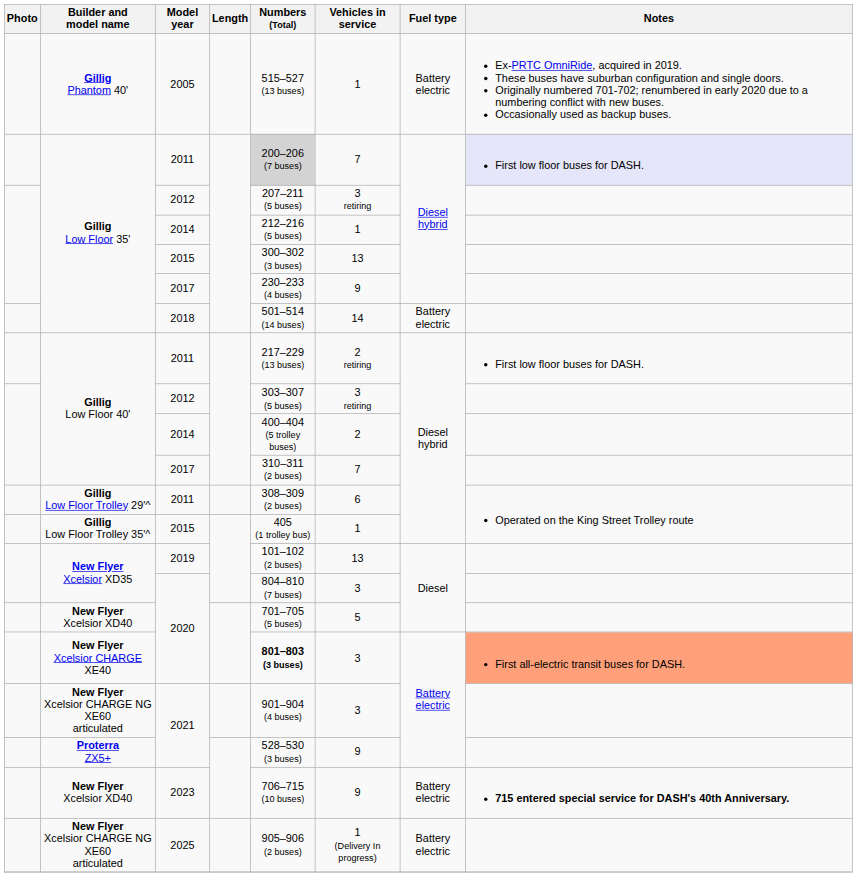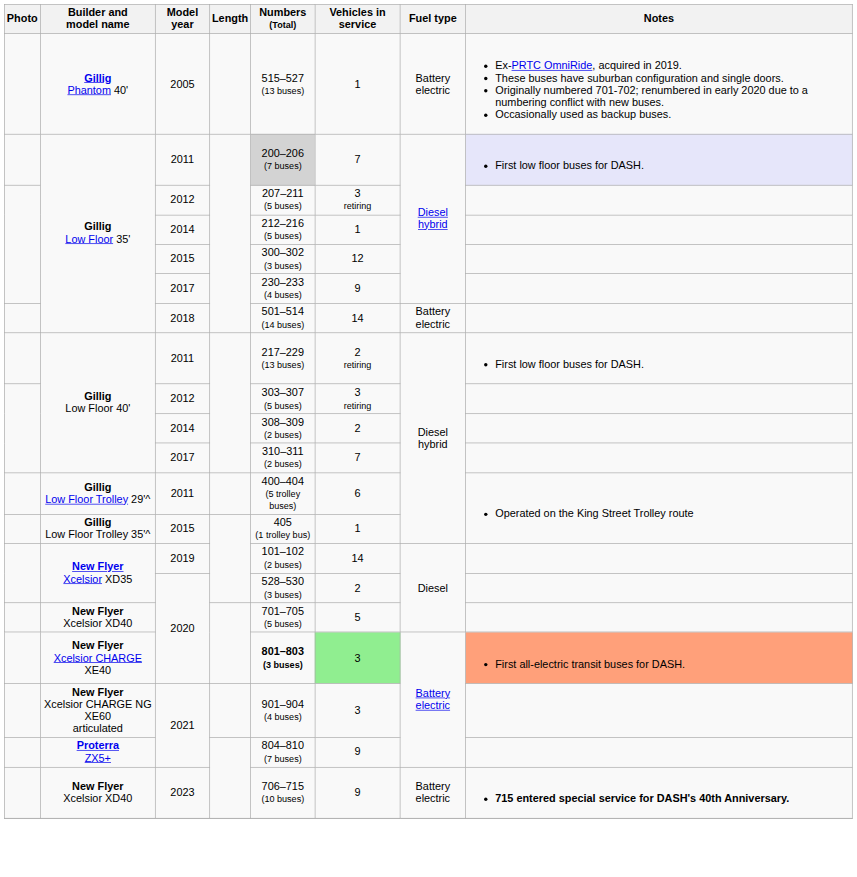(358, 259) 13 -> (358, 259) 12
(283, 434) 400–404 (5 trolley buses) -> (283, 428) 308–309 (2 buses)
(283, 499) 308–309 (2 buses) -> (283, 493) 400–404 (5 trolley buses)
(358, 558) 13 -> (358, 558) 14
(283, 588) 804–810 (7 buses) -> (283, 588) 528–530 (3 buses)
(358, 588) 3 -> (358, 588) 2
(358, 658) no background -> (358, 658) lightgreen background
(283, 752) 528–530 (3 buses) -> (283, 752) 804–810 (7 buses)
- row: (98, 845)
